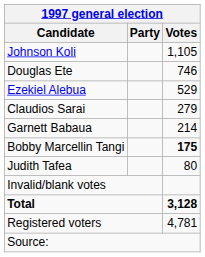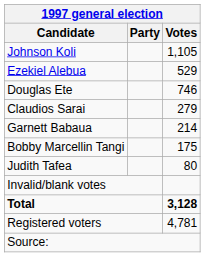rows swapped: (40, 71) <-> (47, 90)
(187, 147) bold -> (187, 147) normal
